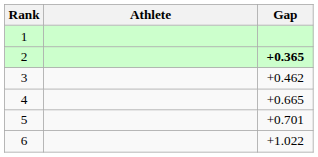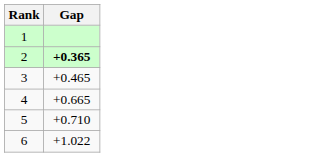- column: (151, 15)
(285, 78) +0.462 -> (72, 78) +0.465
(285, 120) +0.701 -> (72, 120) +0.710
